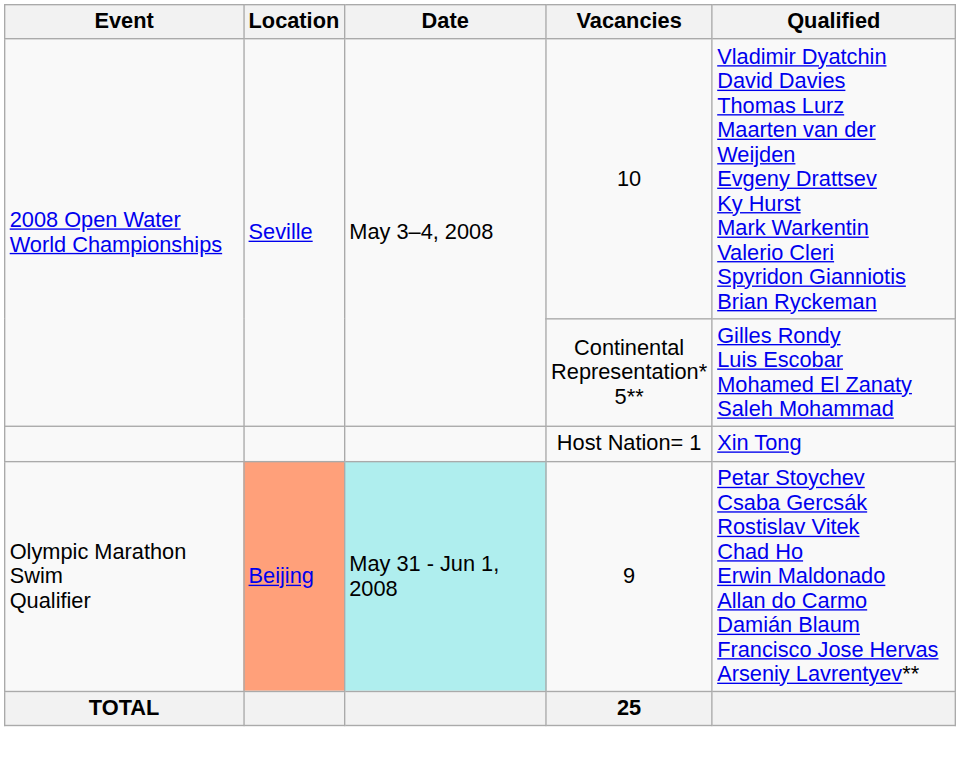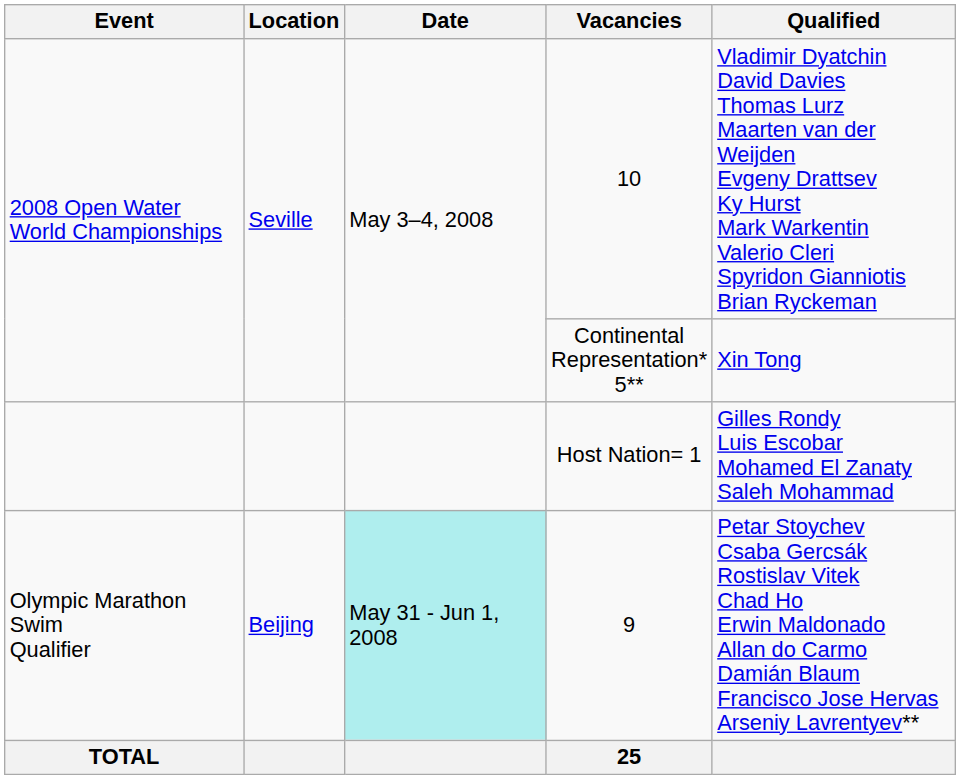(815, 372) Gilles Rondy Luis Escobar Mohamed El Zanaty Saleh Mohammad -> (759, 360) Xin Tong
(759, 443) Xin Tong -> (815, 455) Gilles Rondy Luis Escobar Mohamed El Zanaty Saleh Mohammad
(281, 575) lightsalmon background -> (281, 624) no background
